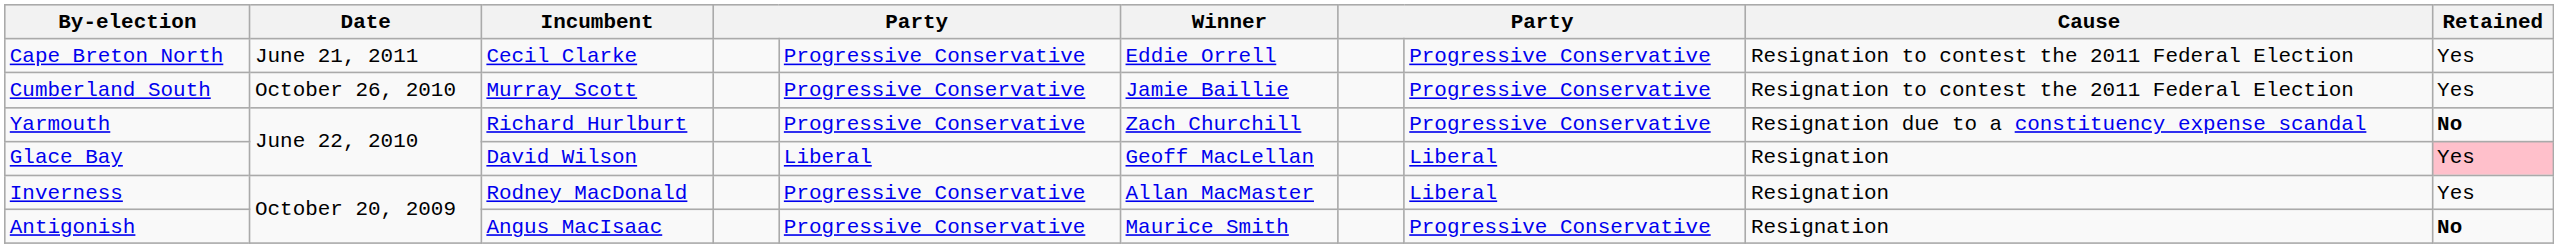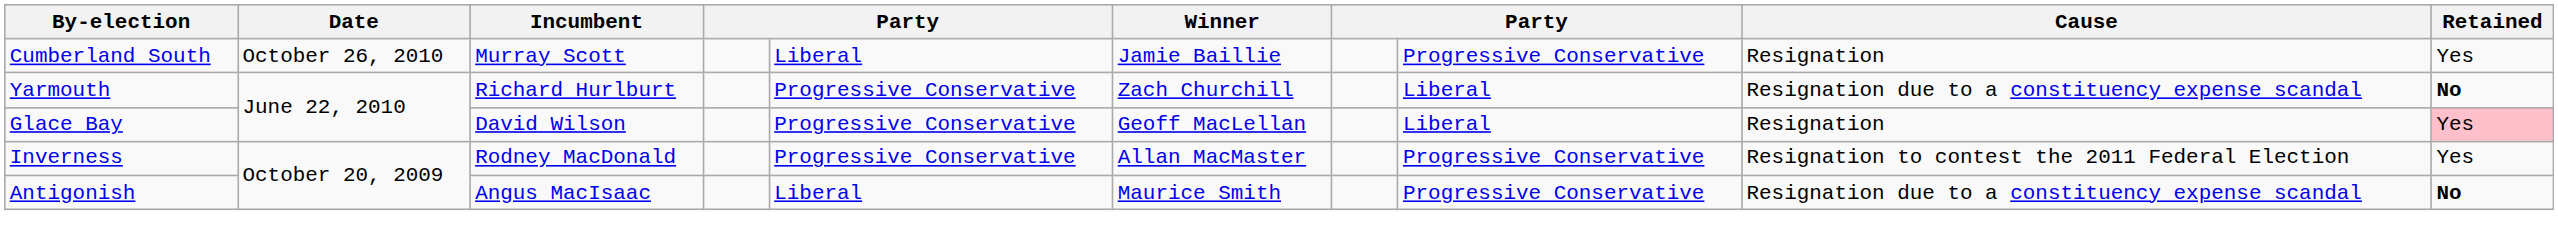- row: (117, 56)
(935, 90) Progressive Conservative -> (818, 56) Liberal
(2052, 90) Resignation to contest the 2011 Federal Election -> (1816, 56) Resignation
(1560, 124) Progressive Conservative -> (1447, 90) Liberal
(828, 158) Liberal -> (925, 124) Progressive Conservative
(1453, 192) Liberal -> (1554, 158) Progressive Conservative
(1820, 192) Resignation -> (2048, 158) Resignation to contest the 2011 Federal Election
(935, 227) Progressive Conservative -> (818, 192) Liberal
(1820, 227) Resignation -> (2054, 192) Resignation due to a constituency expense scandal
